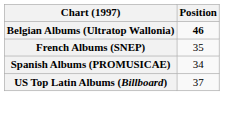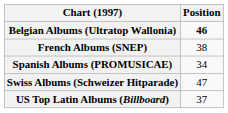(198, 47) 35 -> (202, 47) 38
+ row: (92, 82)
